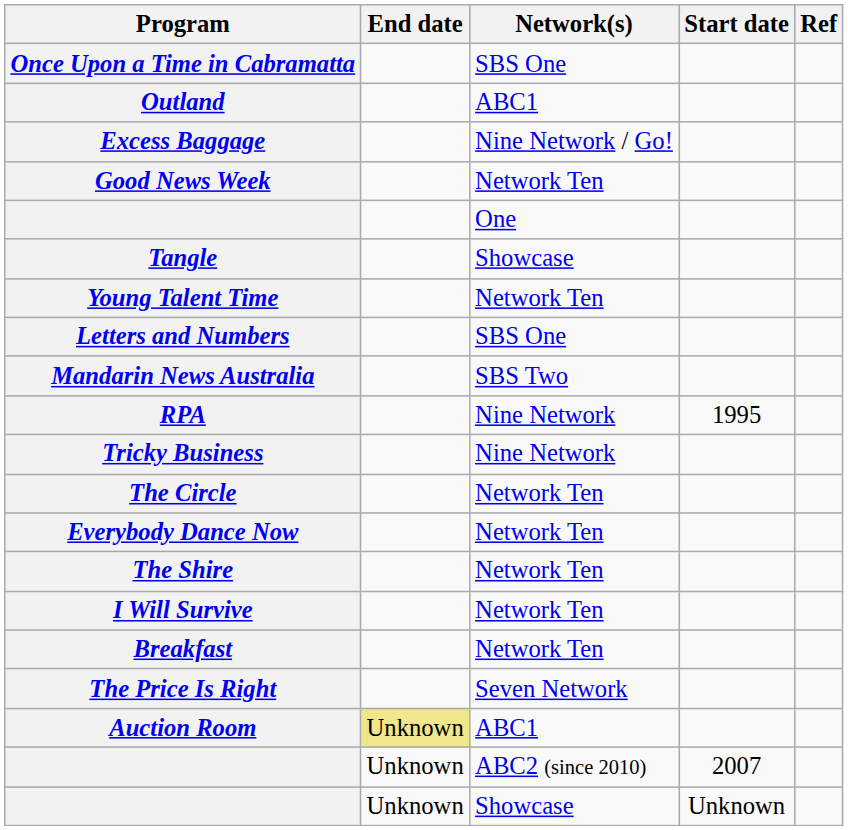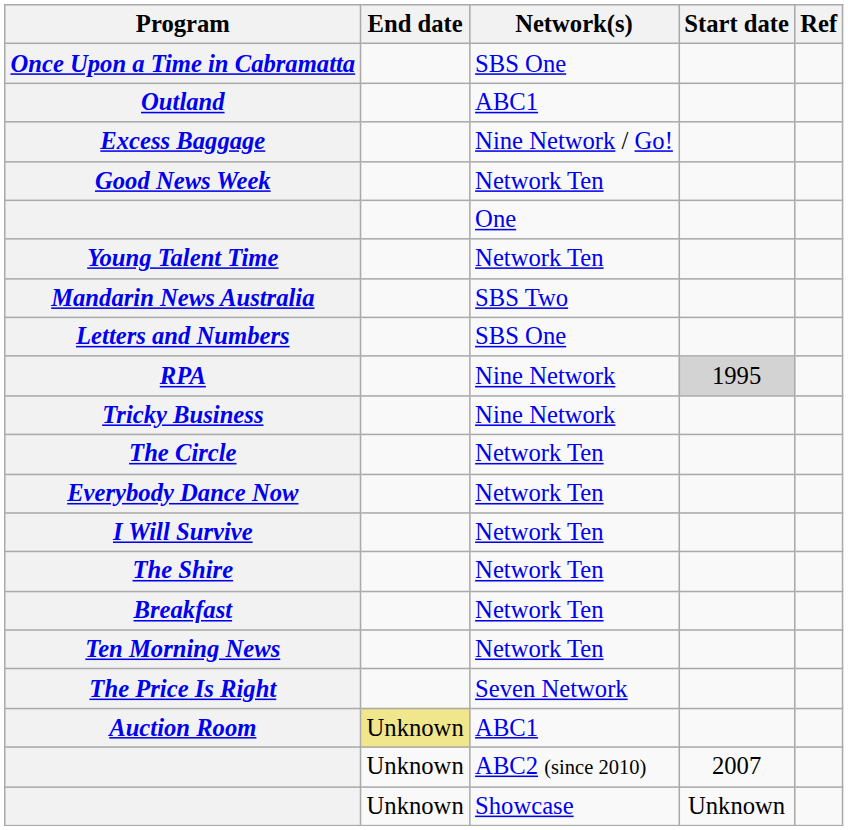- row: (183, 258)
rows swapped: (183, 336) <-> (183, 375)
(737, 414) no background -> (737, 375) lightgrey background
rows swapped: (183, 571) <-> (183, 610)
+ row: (183, 649)
